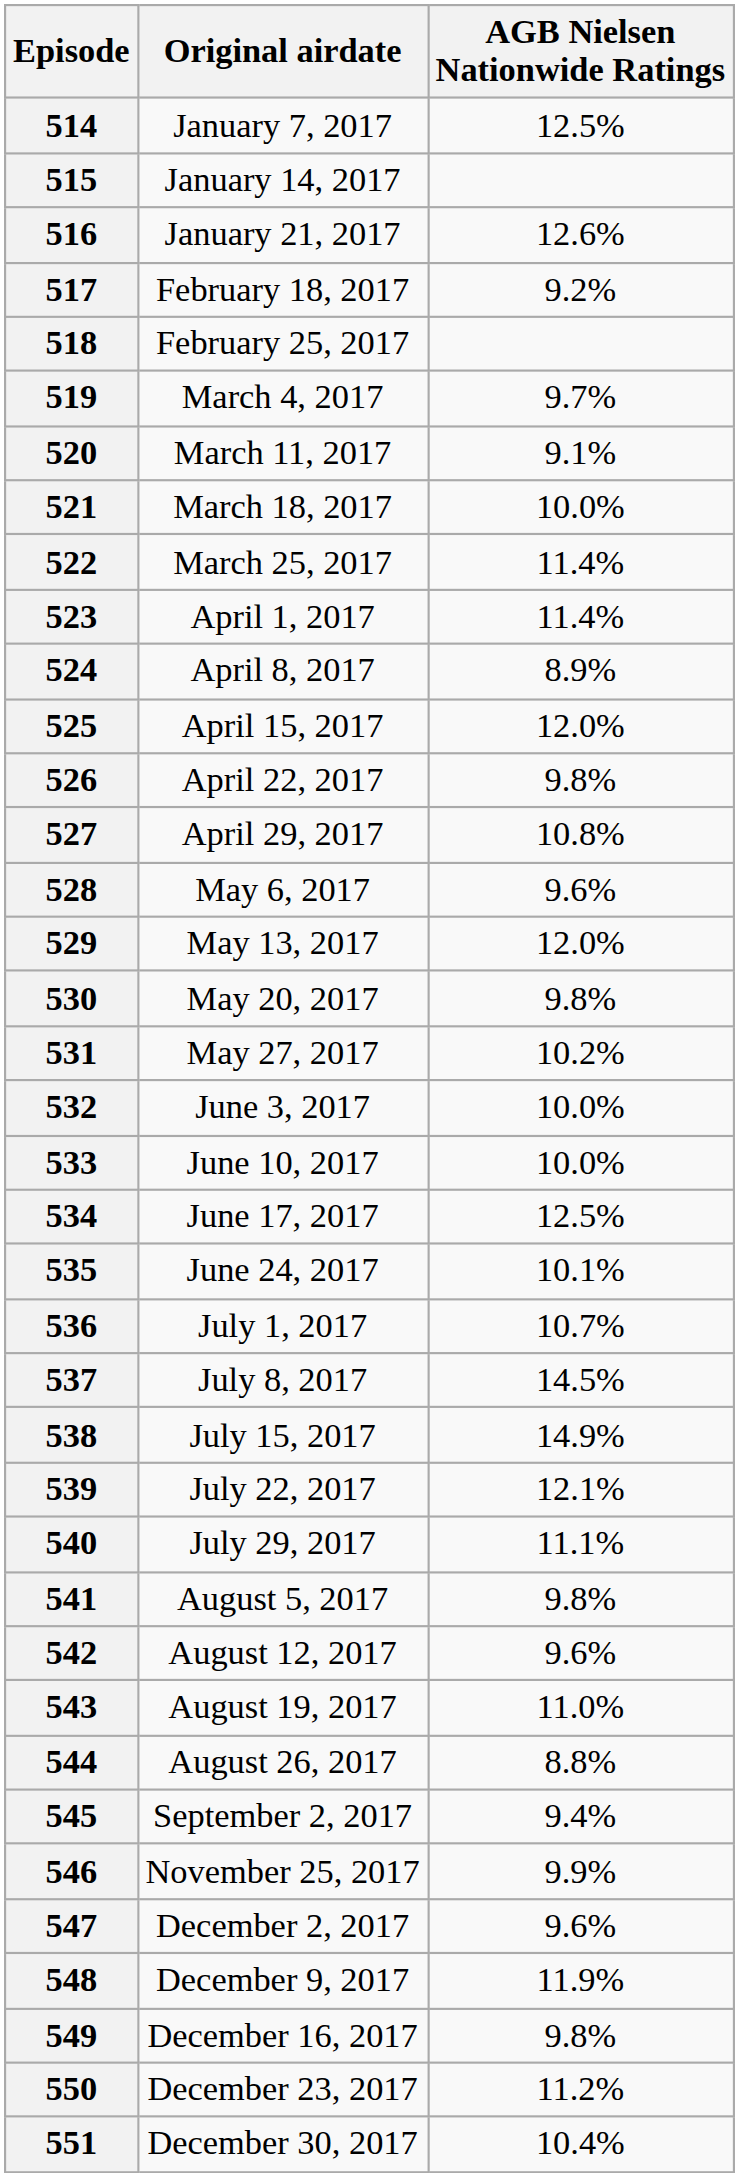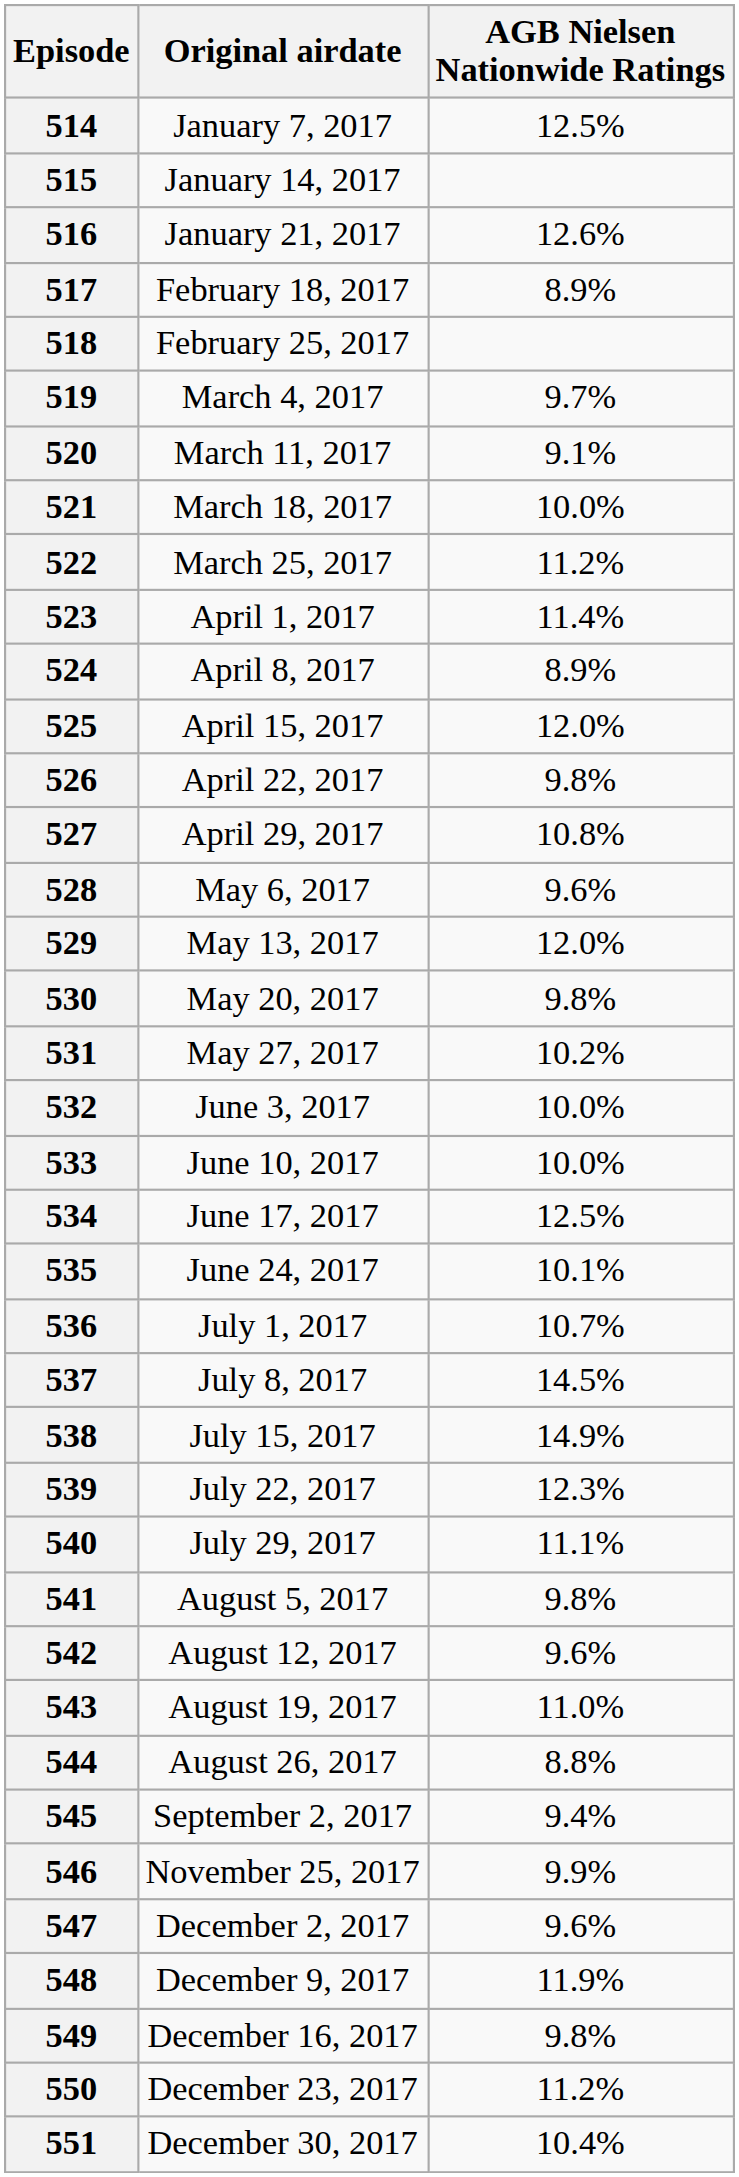(580, 288) 9.2% -> (580, 288) 8.9%
(580, 561) 11.4% -> (580, 561) 11.2%
(580, 1488) 12.1% -> (580, 1488) 12.3%
